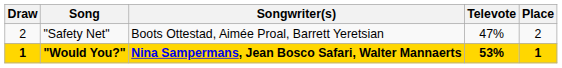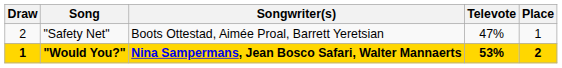(538, 33) 2 -> (538, 33) 1
(538, 53) 1 -> (538, 53) 2
